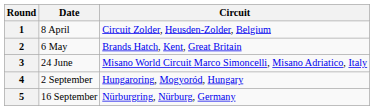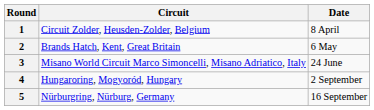columns swapped: (235, 12) <-> (69, 12)
